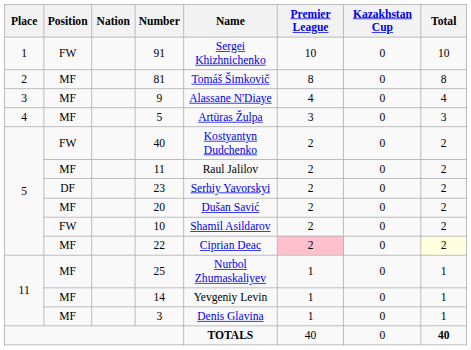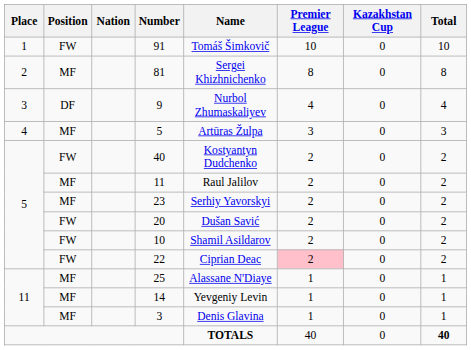(230, 53) Sergei Khizhnichenko -> (230, 46) Tomáš Šimkovič
(230, 79) Tomáš Šimkovič -> (230, 72) Sergei Khizhnichenko
(68, 98) MF -> (68, 105) DF
(230, 98) Alassane N'Diaye -> (230, 105) Nurbol Zhumaskaliyev
(68, 188) DF -> (68, 202) MF
(68, 207) MF -> (68, 221) FW
(68, 245) MF -> (68, 259) FW
(444, 245) lightyellow background -> (444, 259) no background
(230, 271) Nurbol Zhumaskaliyev -> (230, 278) Alassane N'Diaye
